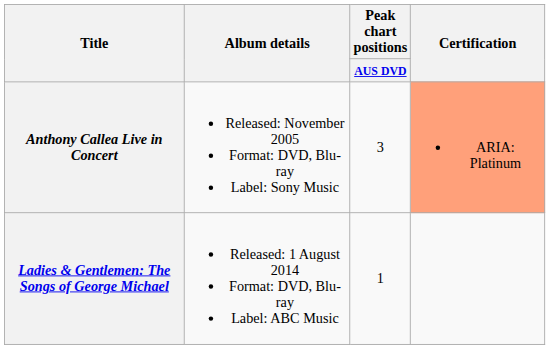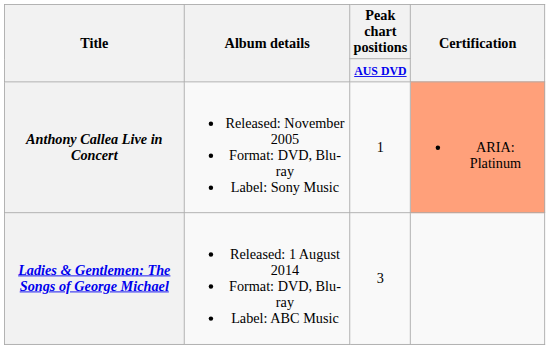(380, 147) 3 -> (380, 147) 1
(380, 278) 1 -> (380, 278) 3
